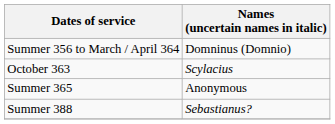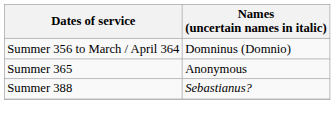- row: (39, 68)
